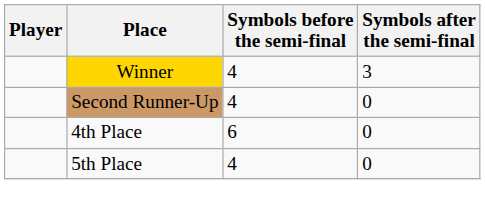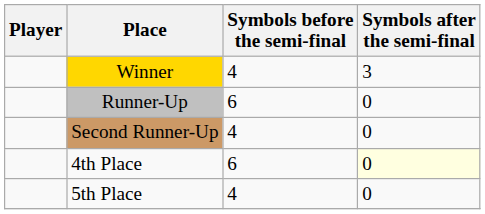+ row: (145, 102)
(367, 132) no background -> (367, 163) lightyellow background
